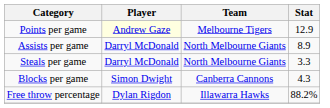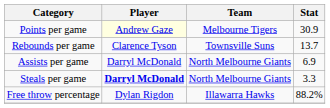(304, 29) 12.9 -> (309, 29) 30.9
+ row: (53, 45)
(304, 45) 8.9 -> (309, 62) 6.9
(142, 62) normal -> (144, 78) bold
- row: (53, 78)
